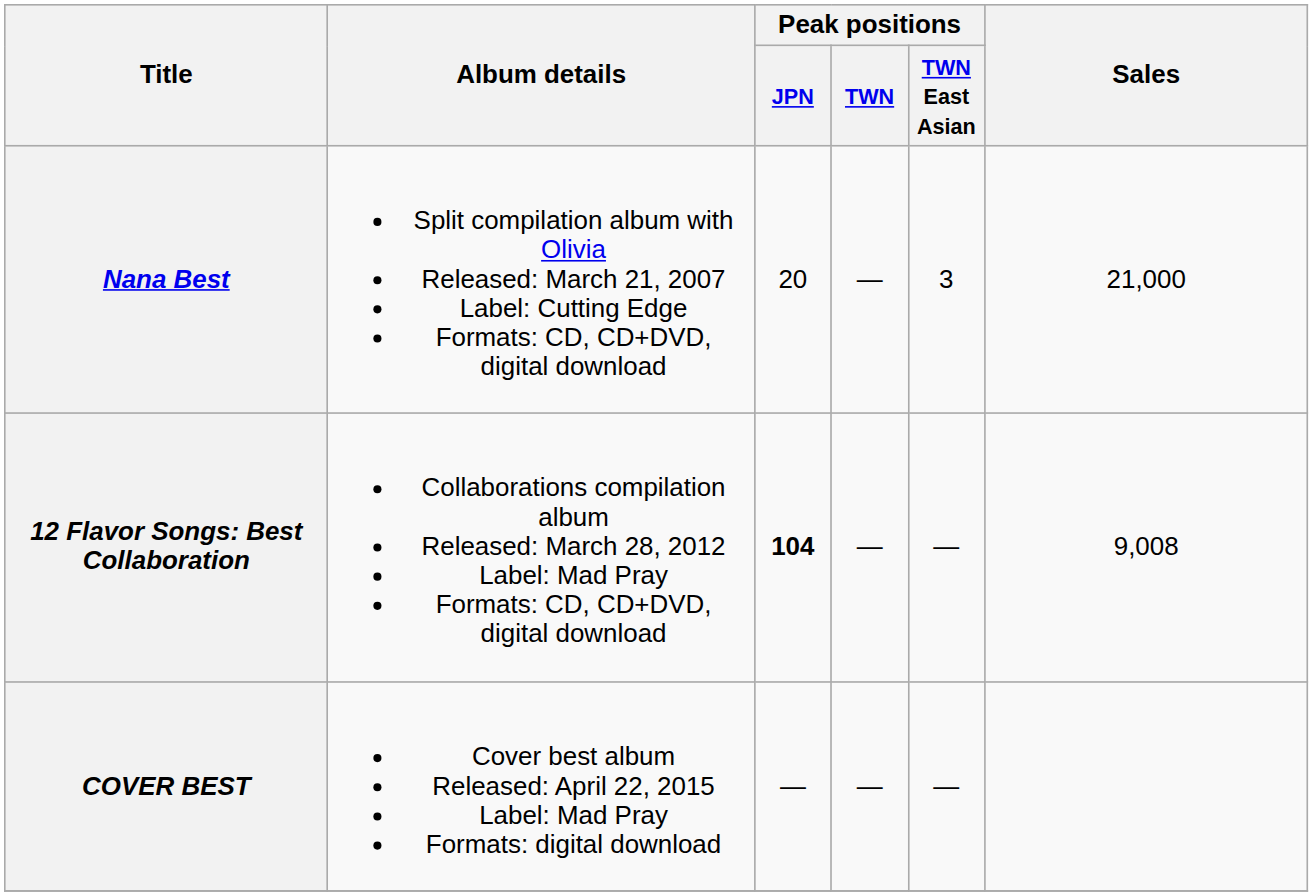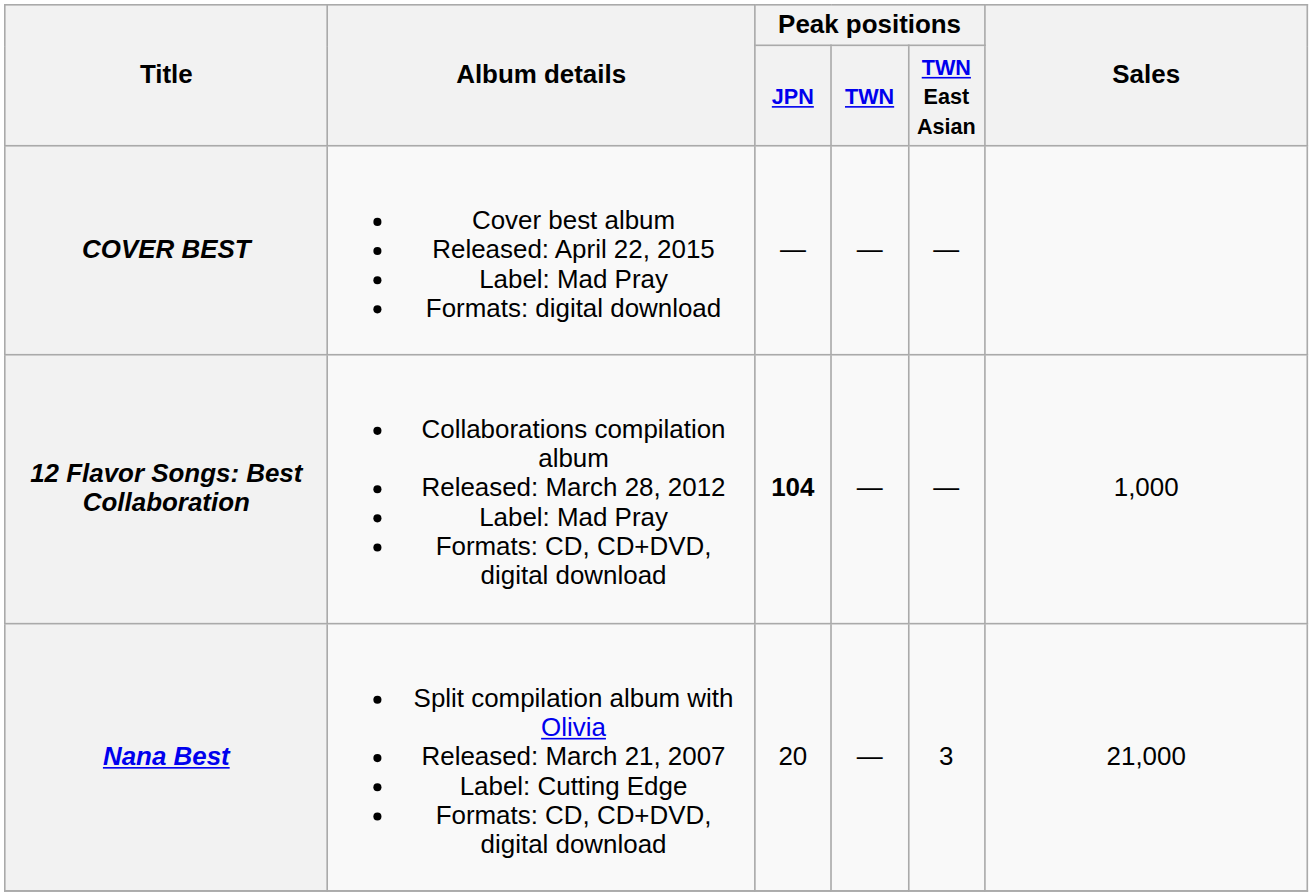rows swapped: (166, 278) <-> (166, 785)
(1146, 546) 9,008 -> (1146, 488) 1,000
